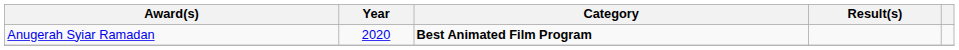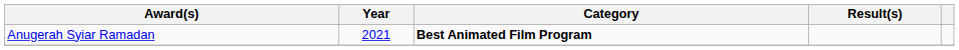(376, 34) 2020 -> (376, 34) 2021
